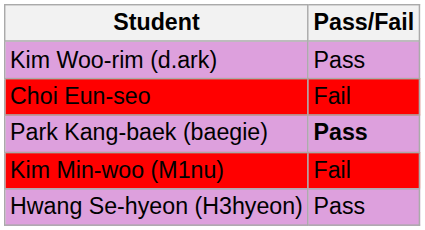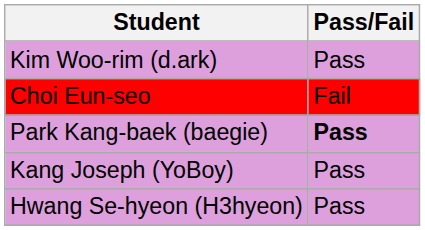+ row: (122, 170)
- row: (117, 170)
